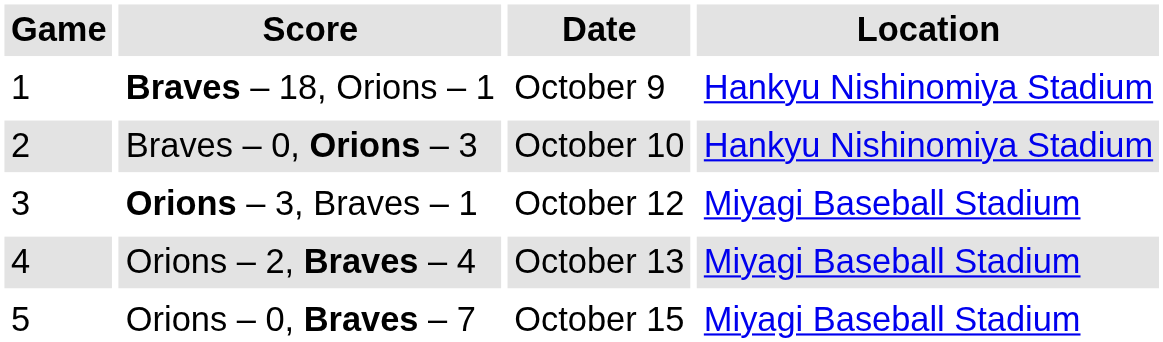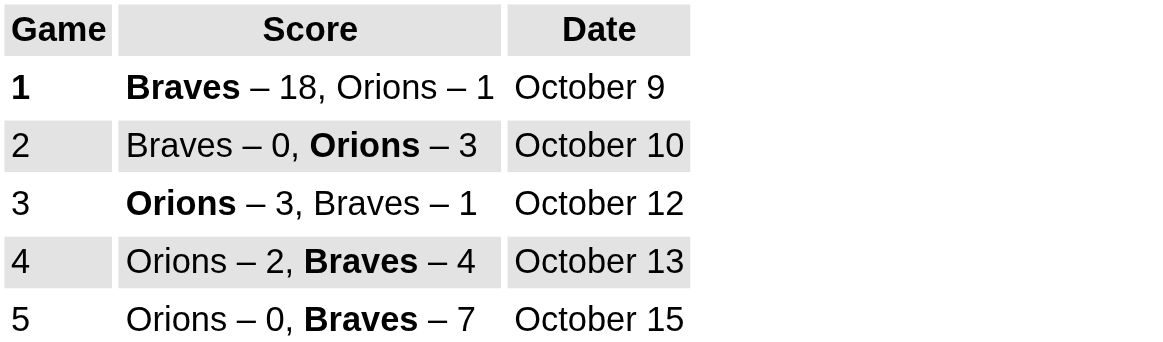- column: (928, 29)
(20, 87) normal -> (20, 87) bold
